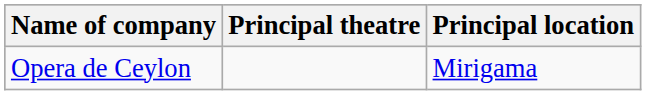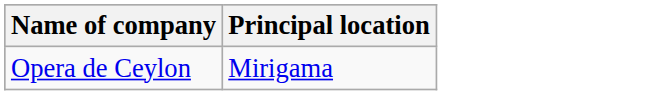- column: (324, 25)
